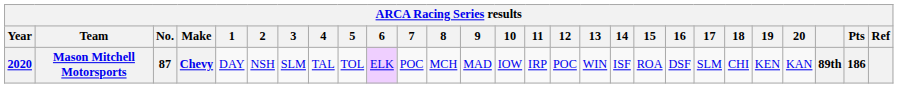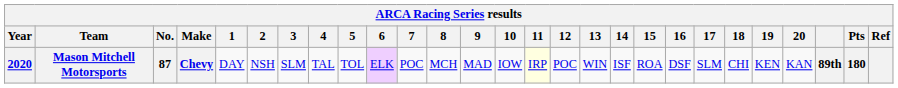(538, 65) no background -> (538, 65) lightyellow background
(857, 65) 186 -> (857, 65) 180
